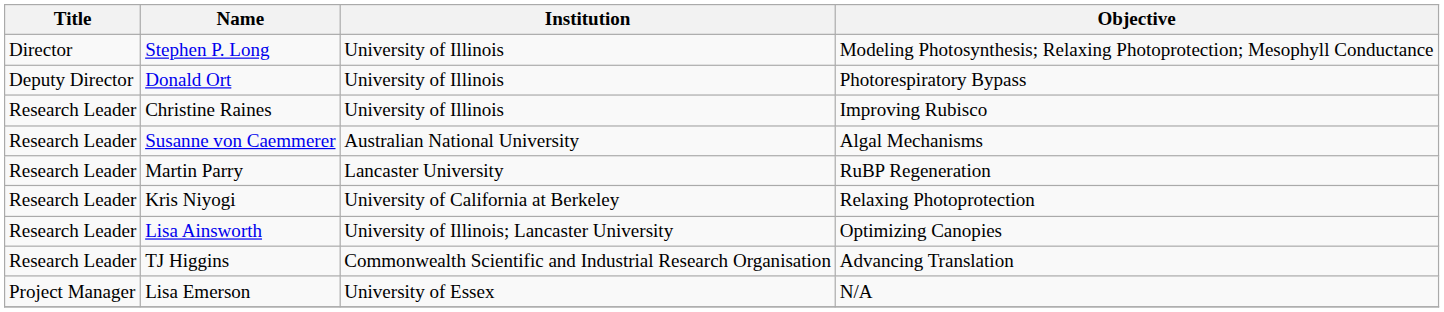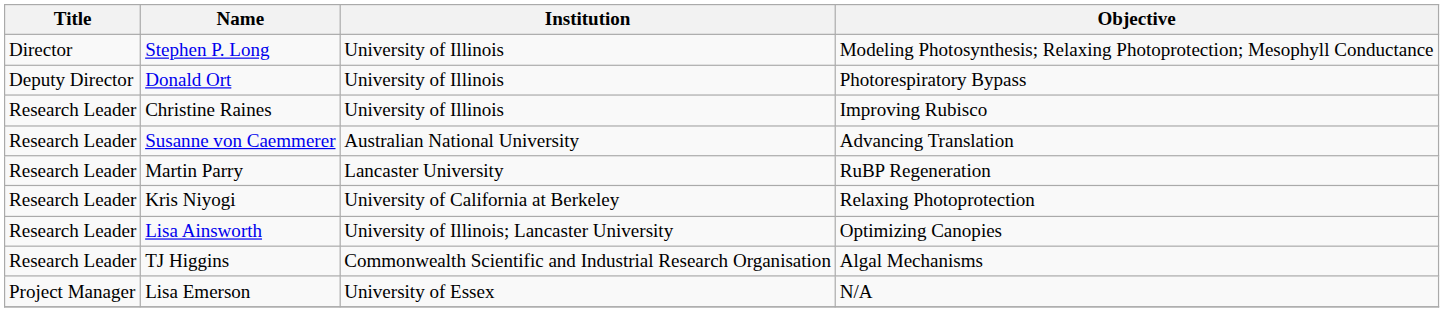(911, 140) Algal Mechanisms -> (927, 140) Advancing Translation
(927, 261) Advancing Translation -> (911, 261) Algal Mechanisms
